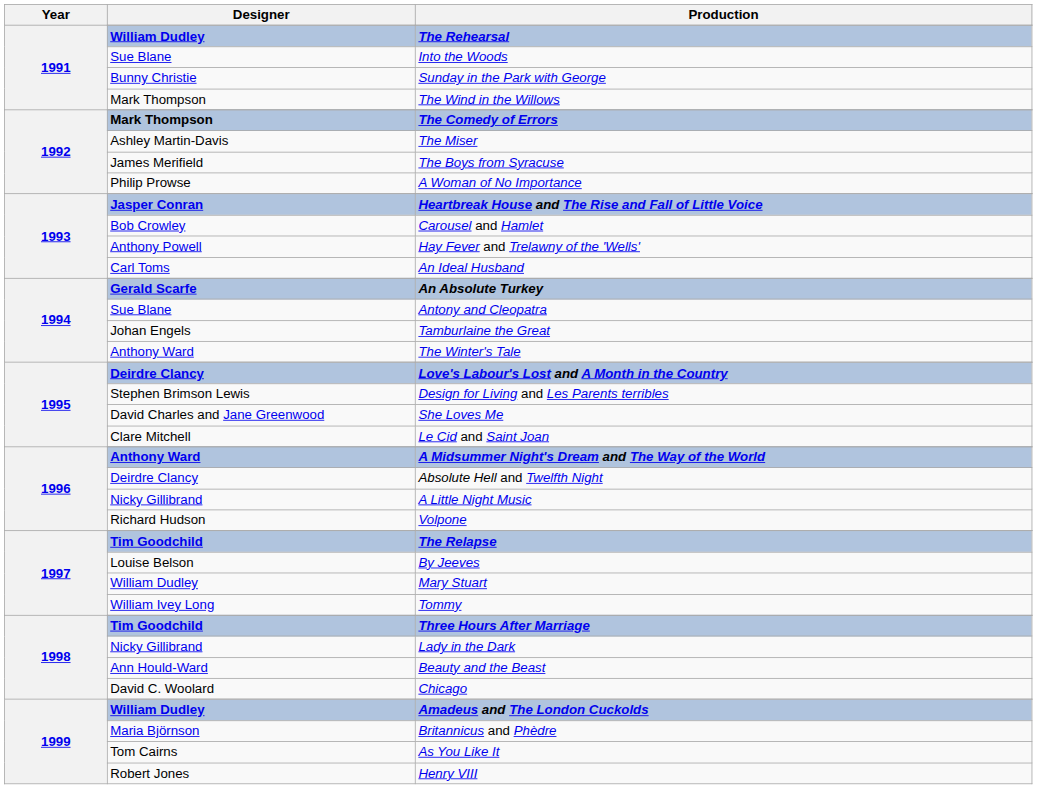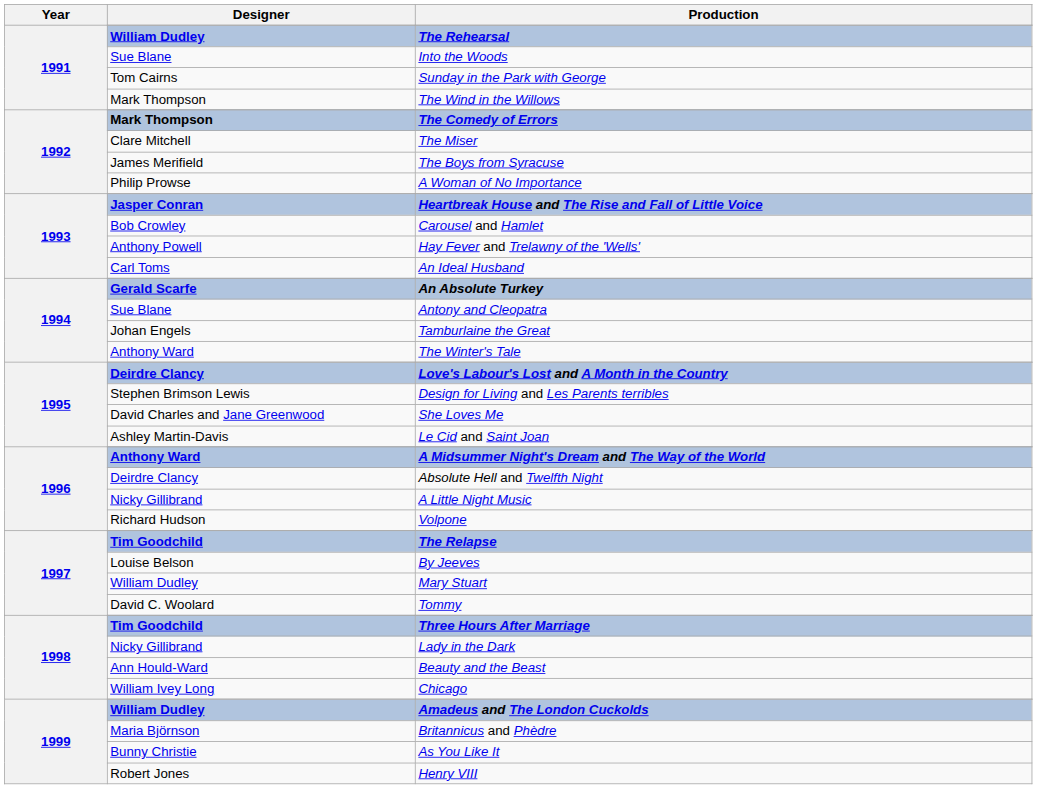(153, 78) Bunny Christie -> (144, 78) Tom Cairns
(169, 141) Ashley Martin-Davis -> (150, 141) Clare Mitchell
(150, 436) Clare Mitchell -> (169, 436) Ashley Martin-Davis
(162, 604) William Ivey Long -> (162, 604) David C. Woolard
(162, 688) David C. Woolard -> (162, 688) William Ivey Long
(144, 752) Tom Cairns -> (153, 752) Bunny Christie
